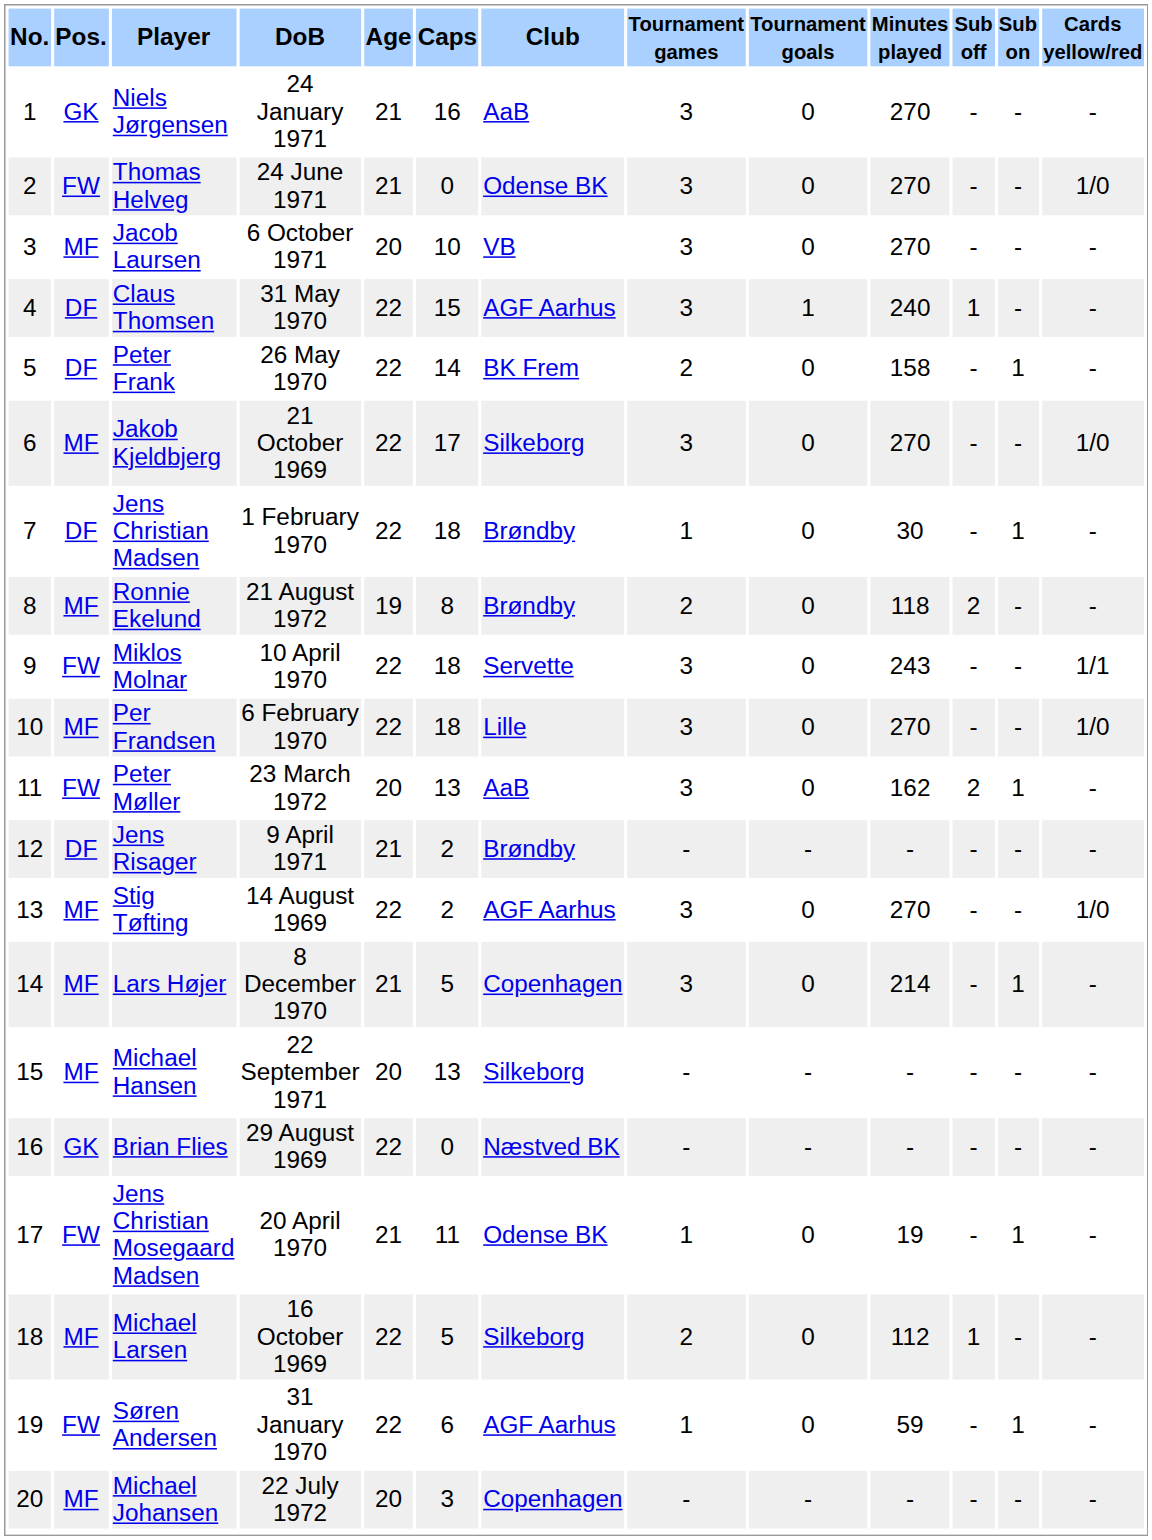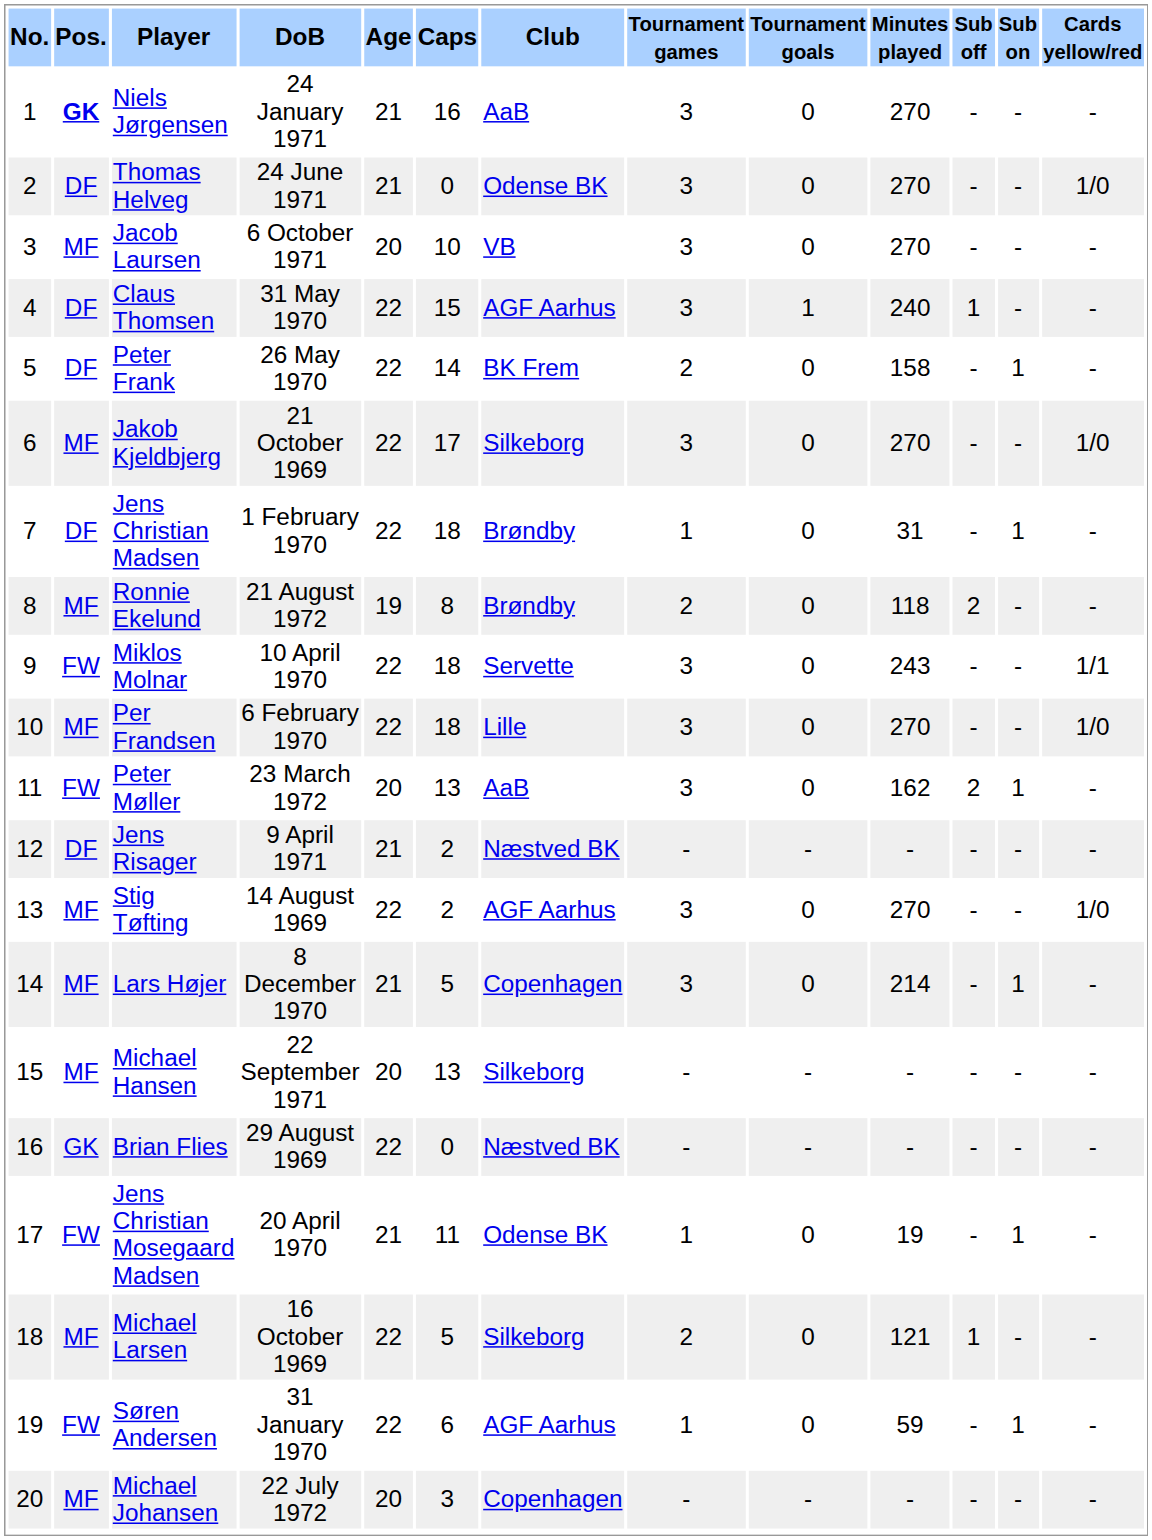(81, 111) normal -> (81, 111) bold
(81, 186) FW -> (81, 186) DF
(910, 531) 30 -> (910, 531) 31
(529, 848) Brøndby -> (551, 848) Næstved BK
(910, 1336) 112 -> (910, 1336) 121
